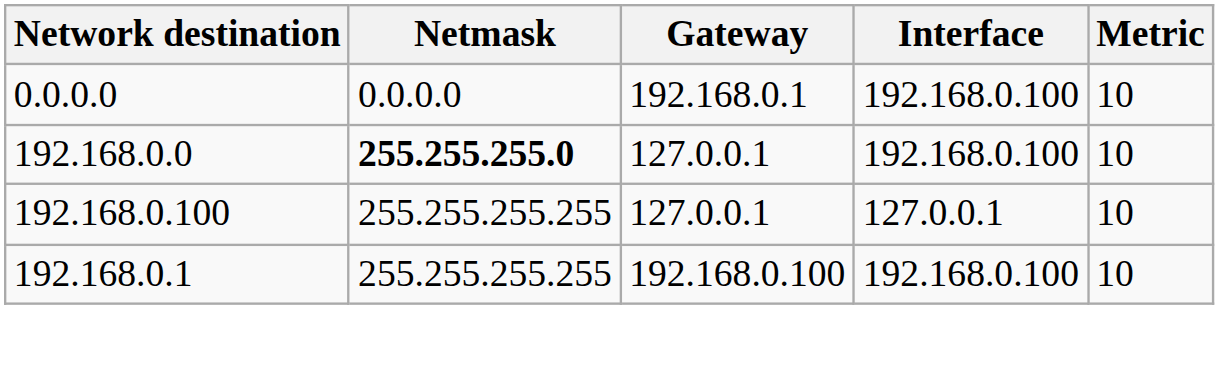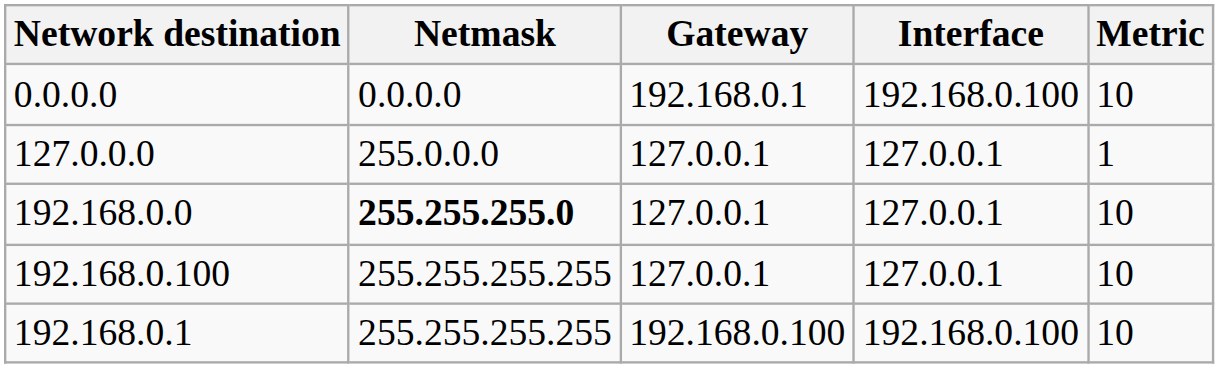+ row: (84, 153)
(971, 153) 192.168.0.100 -> (933, 213) 127.0.0.1
